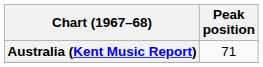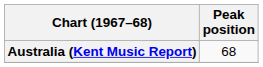(229, 51) 71 -> (229, 51) 68
